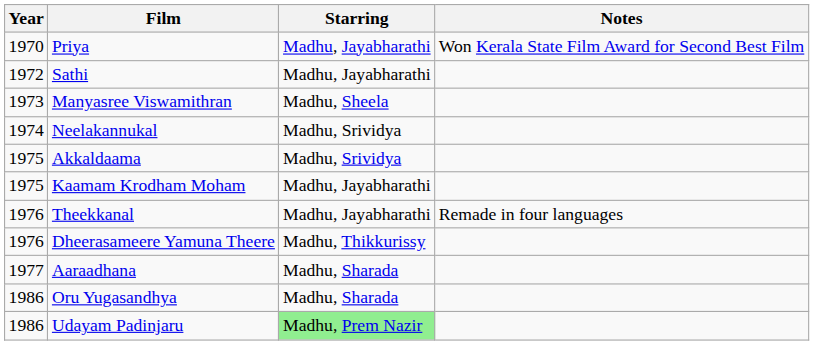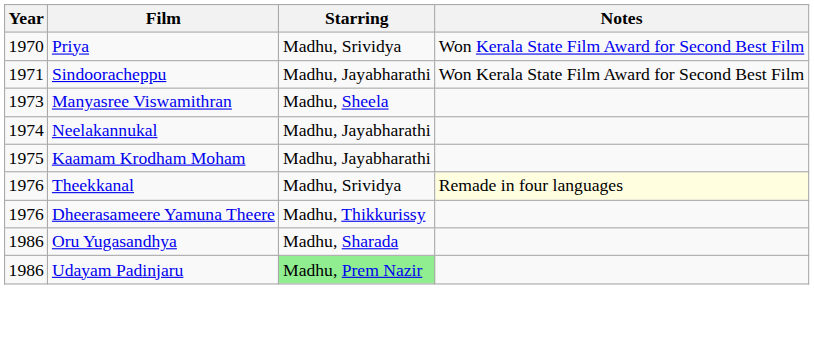(357, 46) Madhu, Jayabharathi -> (342, 46) Madhu, Srividya
+ row: (109, 74)
- row: (70, 74)
(342, 130) Madhu, Srividya -> (357, 130) Madhu, Jayabharathi
- row: (96, 158)
(357, 213) Madhu, Jayabharathi -> (342, 185) Madhu, Srividya
(531, 213) no background -> (531, 185) lightyellow background
- row: (94, 269)
